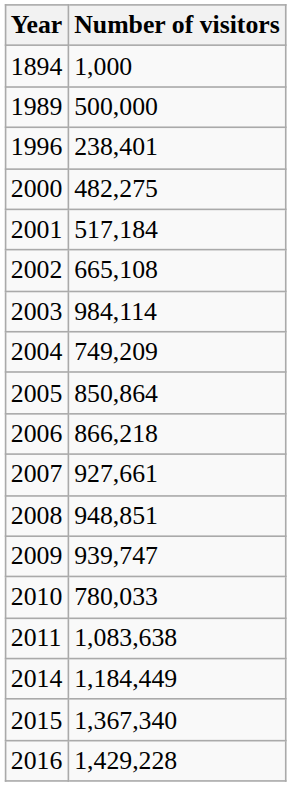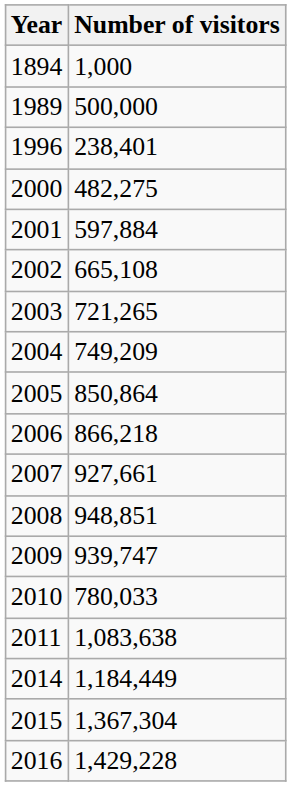(116, 229) 517,184 -> (116, 229) 597,884
(116, 311) 984,114 -> (116, 311) 721,265
(126, 719) 1,367,340 -> (126, 719) 1,367,304
